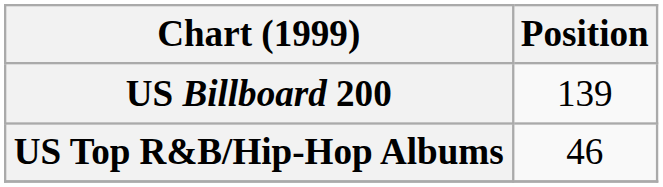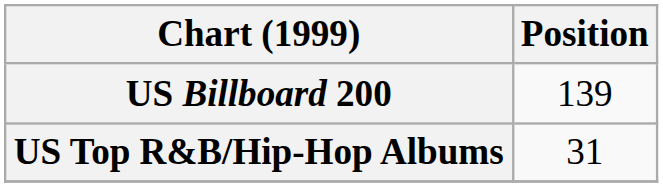(585, 151) 46 -> (585, 151) 31
